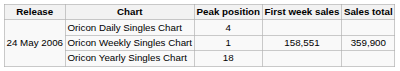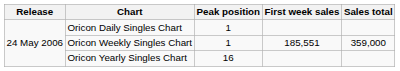(228, 27) 4 -> (228, 27) 1
(302, 43) 158,551 -> (302, 43) 185,551
(368, 43) 359,900 -> (368, 43) 359,000
(228, 58) 18 -> (228, 58) 16
